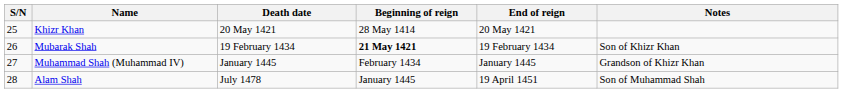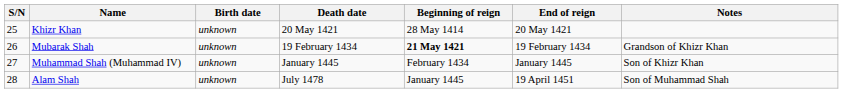+ column: (238, 12)
(640, 46) Son of Khizr Khan -> (676, 46) Grandson of Khizr Khan
(652, 63) Grandson of Khizr Khan -> (664, 63) Son of Khizr Khan
